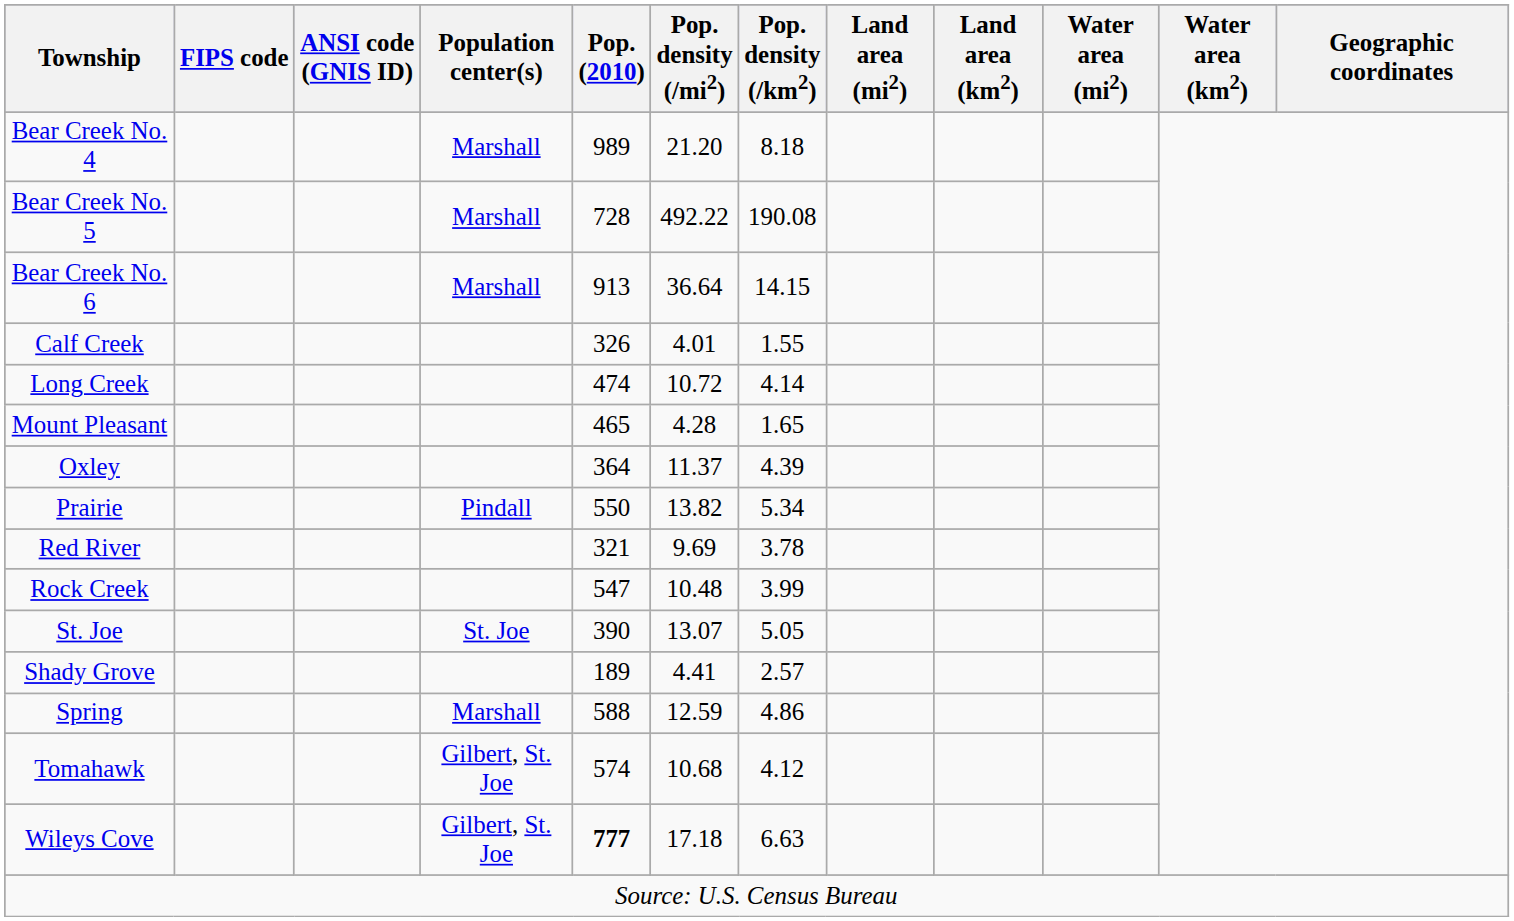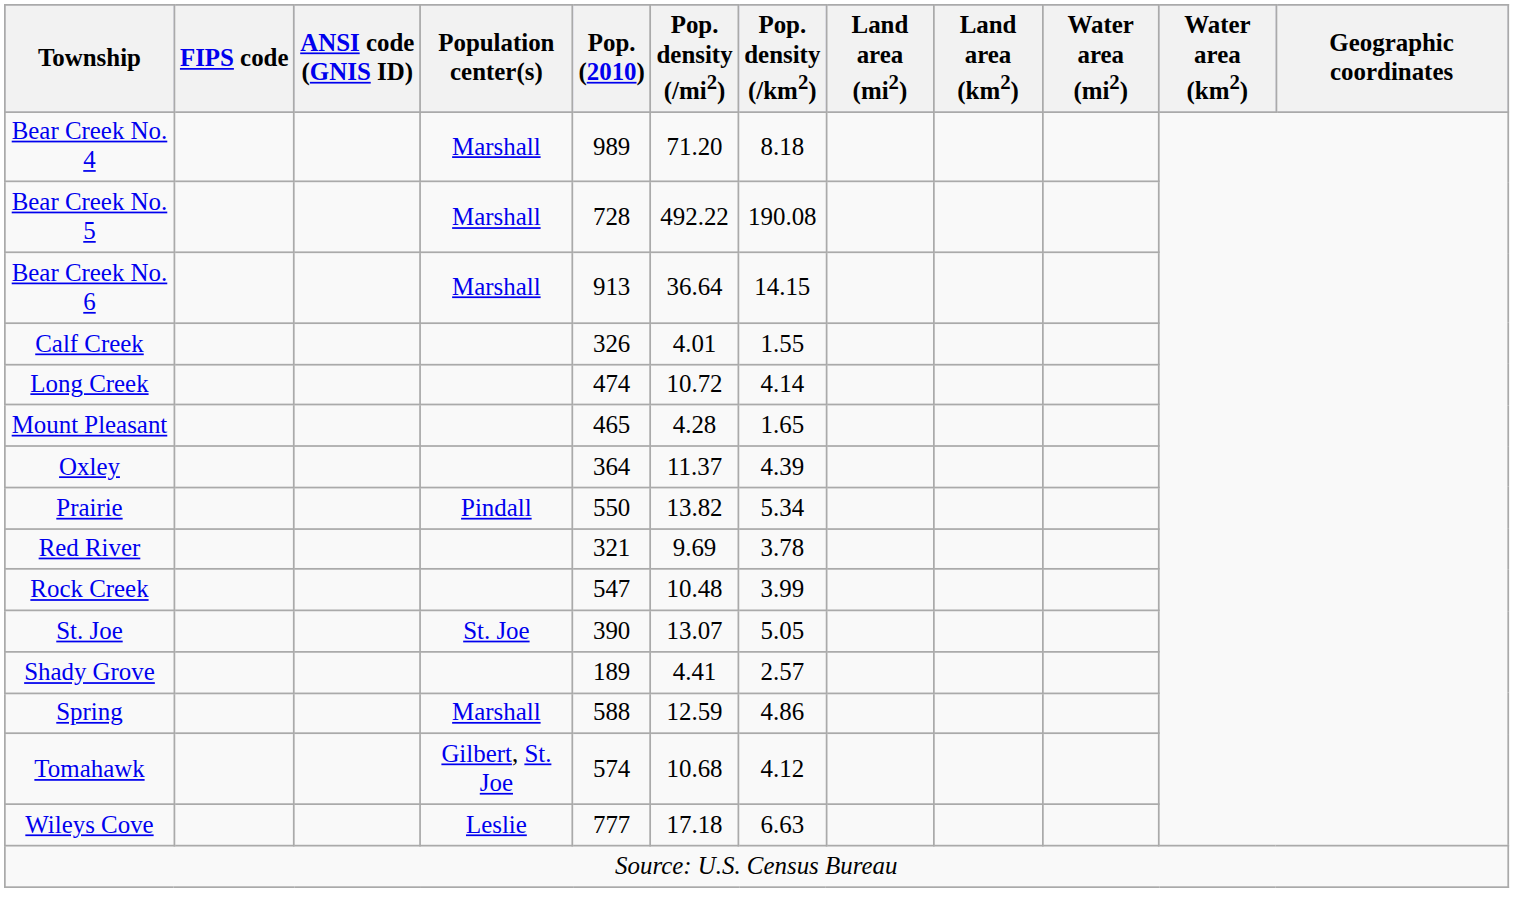(695, 146) 21.20 -> (695, 146) 71.20
(496, 839) Gilbert, St. Joe -> (496, 824) Leslie
(612, 839) bold -> (612, 824) normal
